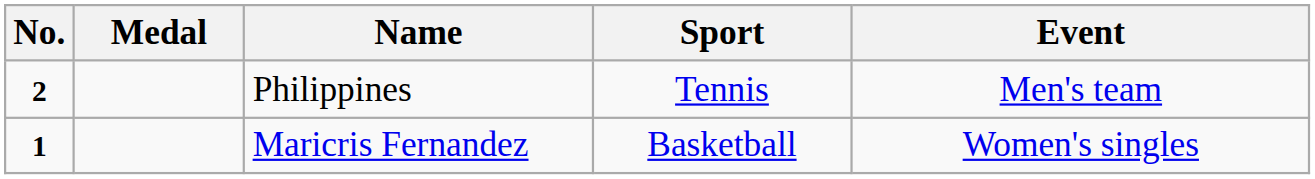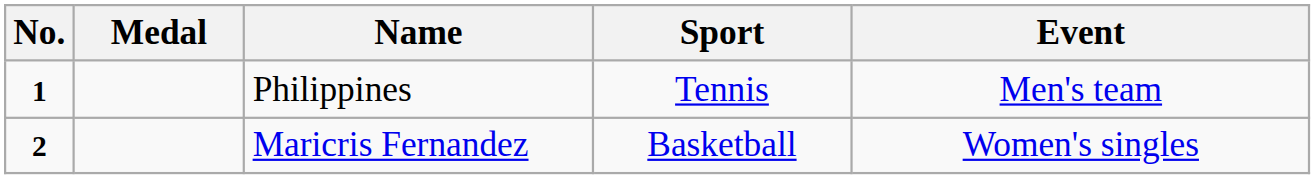(39, 90) 2 -> (39, 90) 1
(39, 146) 1 -> (39, 146) 2
